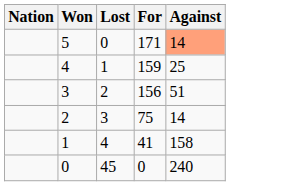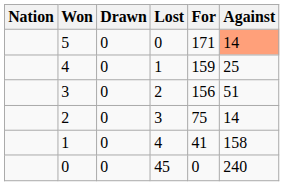+ column: (124, 17)
